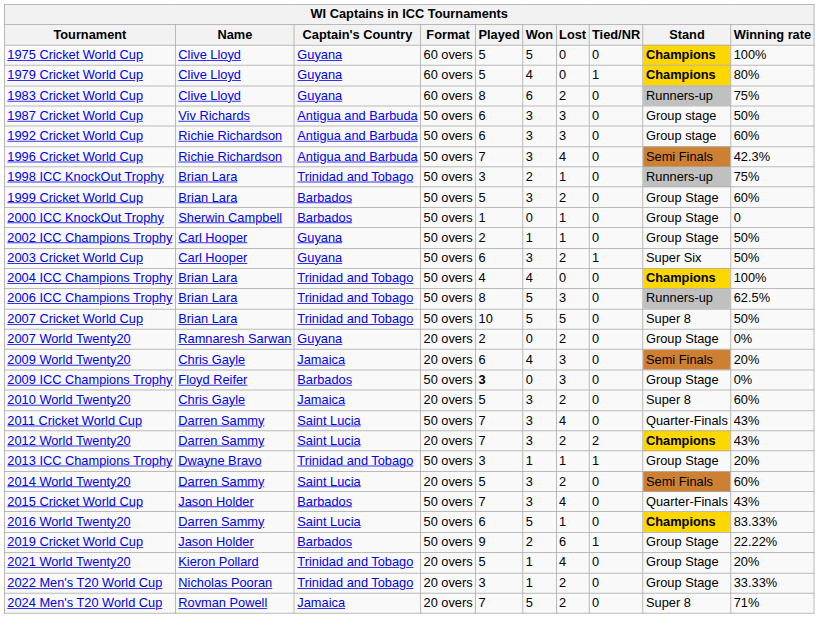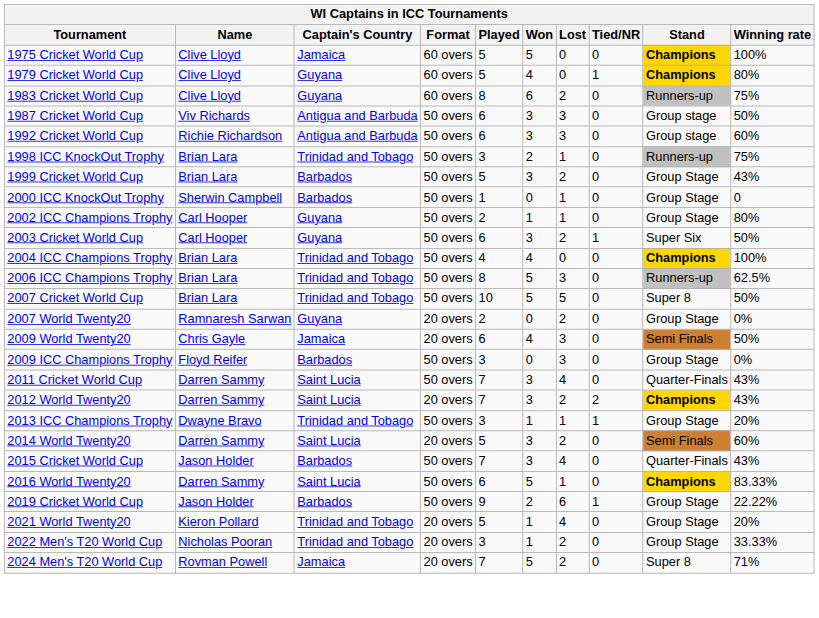(320, 55) Guyana -> (321, 55) Jamaica
- row: (75, 156)
(747, 197) 60% -> (747, 177) 43%
(747, 237) 50% -> (747, 217) 80%
(747, 359) 20% -> (747, 339) 50%
(482, 380) bold -> (482, 359) normal
- row: (69, 400)
